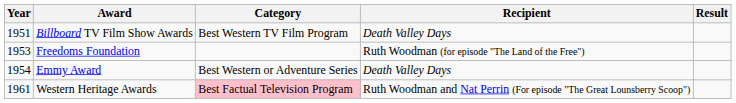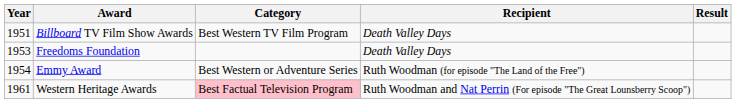(474, 51) Ruth Woodman (for episode "The Land of the Free") -> (407, 51) Death Valley Days
(407, 70) Death Valley Days -> (474, 70) Ruth Woodman (for episode "The Land of the Free")
